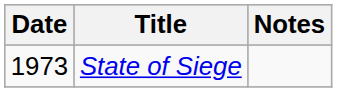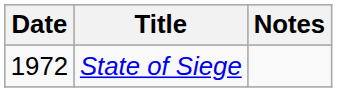(39, 65) 1973 -> (39, 65) 1972
